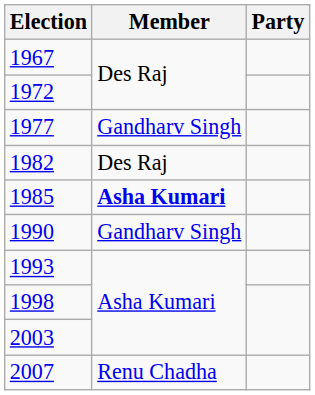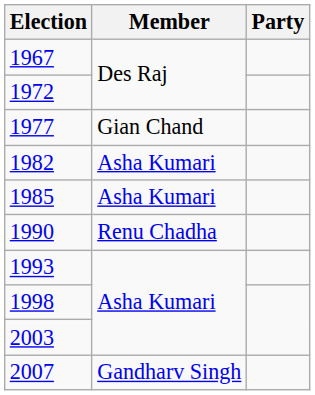(169, 127) Gandharv Singh -> (150, 127) Gian Chand
(133, 162) Des Raj -> (156, 162) Asha Kumari
(161, 197) bold -> (156, 197) normal
(169, 232) Gandharv Singh -> (157, 232) Renu Chadha
(157, 372) Renu Chadha -> (169, 372) Gandharv Singh
